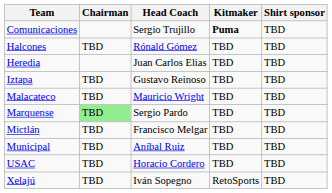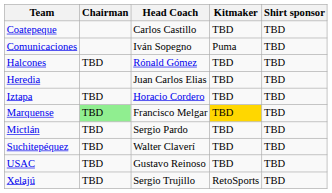+ row: (32, 29)
(164, 29) Sergio Trujillo -> (162, 46) Iván Sopegno
(225, 29) bold -> (224, 46) normal
(169, 79) Gustavo Reinoso -> (169, 96) Horacio Cordero
- row: (31, 96)
(161, 113) Sergio Pardo -> (170, 113) Francisco Melgar
(223, 113) no background -> (223, 113) gold background
(170, 130) Francisco Melgar -> (161, 130) Sergio Pardo
- row: (28, 146)
+ row: (38, 146)
(169, 163) Horacio Cordero -> (169, 163) Gustavo Reinoso
(162, 180) Iván Sopegno -> (164, 180) Sergio Trujillo
